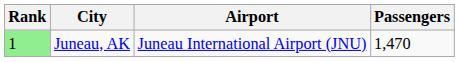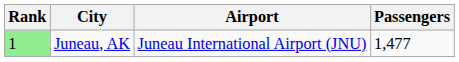(392, 43) 1,470 -> (392, 43) 1,477
